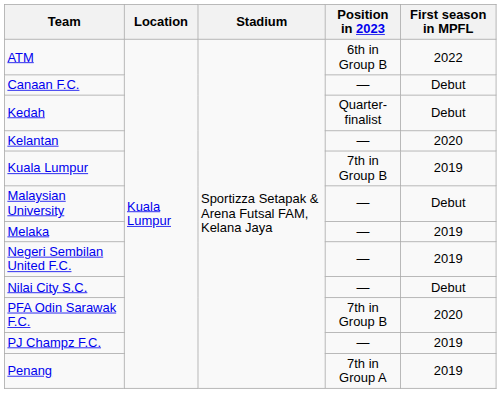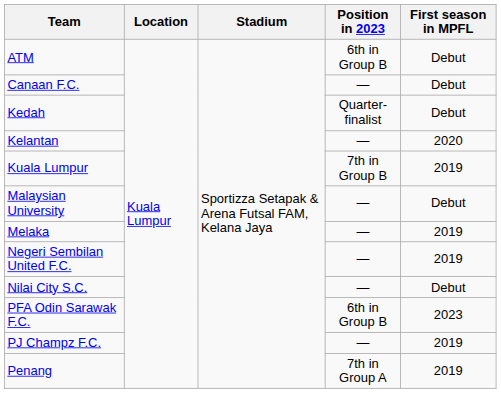(448, 57) 2022 -> (448, 57) Debut
(363, 315) 7th in Group B -> (363, 315) 6th in Group B
(448, 315) 2020 -> (448, 315) 2023
